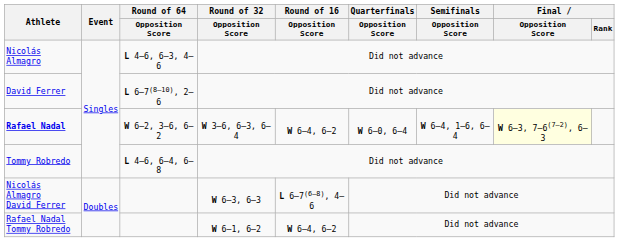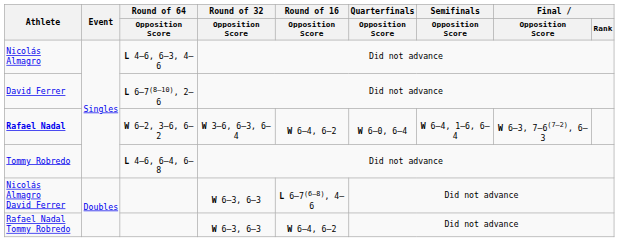(543, 131) lightyellow background -> (543, 131) no background
(236, 229) W 6–1, 6–2 -> (236, 229) W 6–3, 6–3
